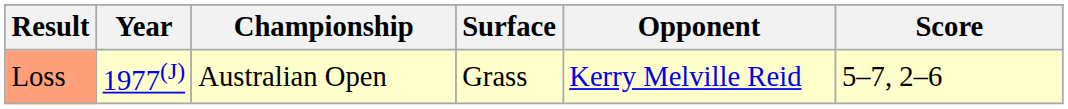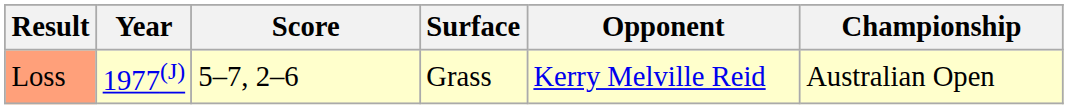columns swapped: (324, 27) <-> (949, 27)
